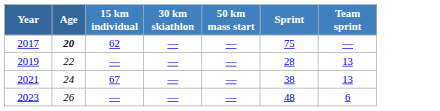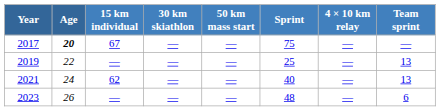+ column: (348, 19)
(115, 44) 62 -> (115, 44) 67
(289, 61) 28 -> (289, 61) 25
(115, 79) 67 -> (115, 79) 62
(289, 79) 38 -> (289, 79) 40
